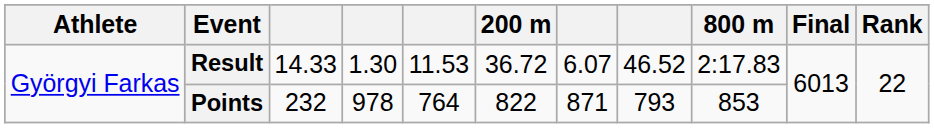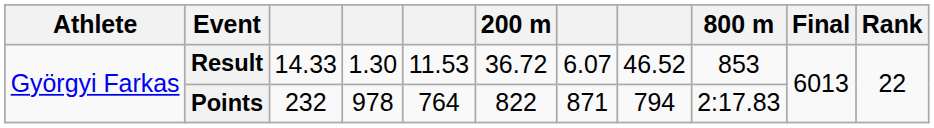(739, 64) 2:17.83 -> (739, 64) 853
(654, 104) 793 -> (654, 104) 794
(739, 104) 853 -> (739, 104) 2:17.83
